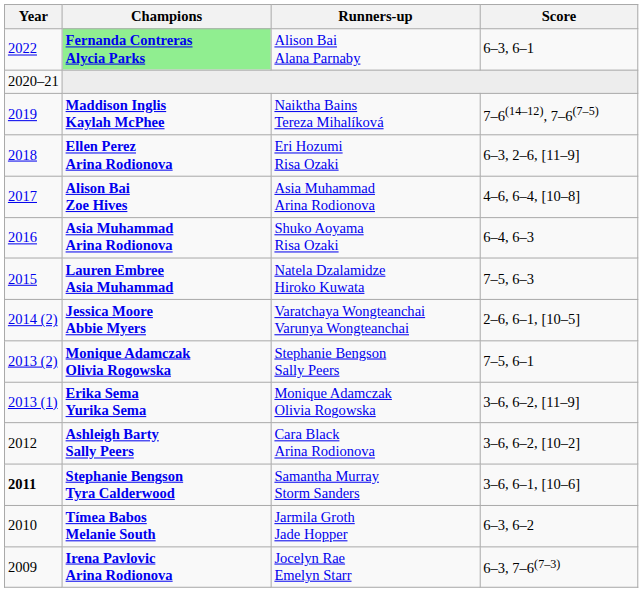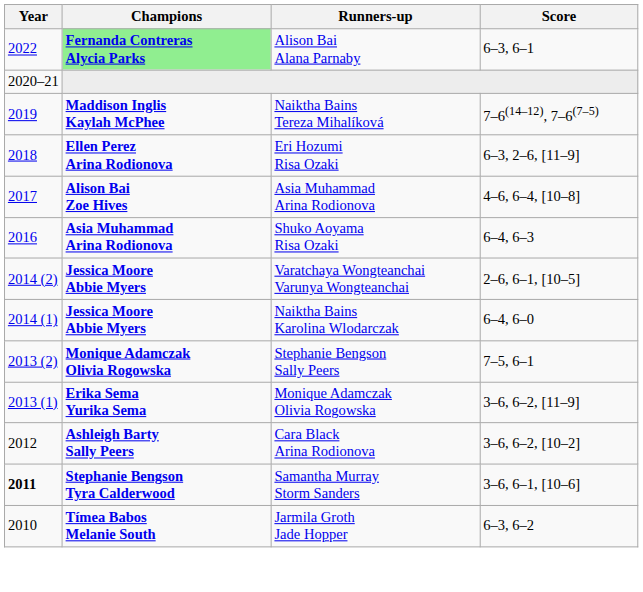- row: (330, 279)
+ row: (337, 320)
- row: (313, 567)
